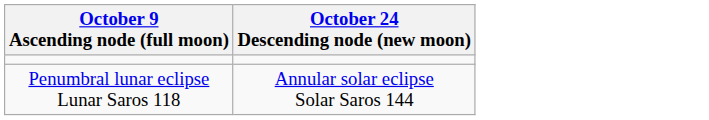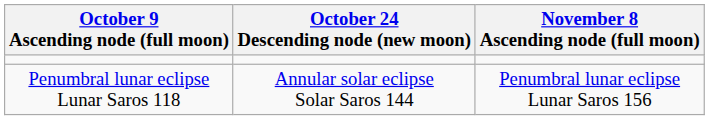+ column: (590, 29)
